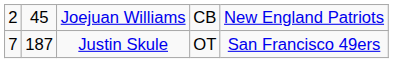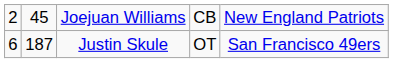(13, 44) 7 -> (13, 44) 6
